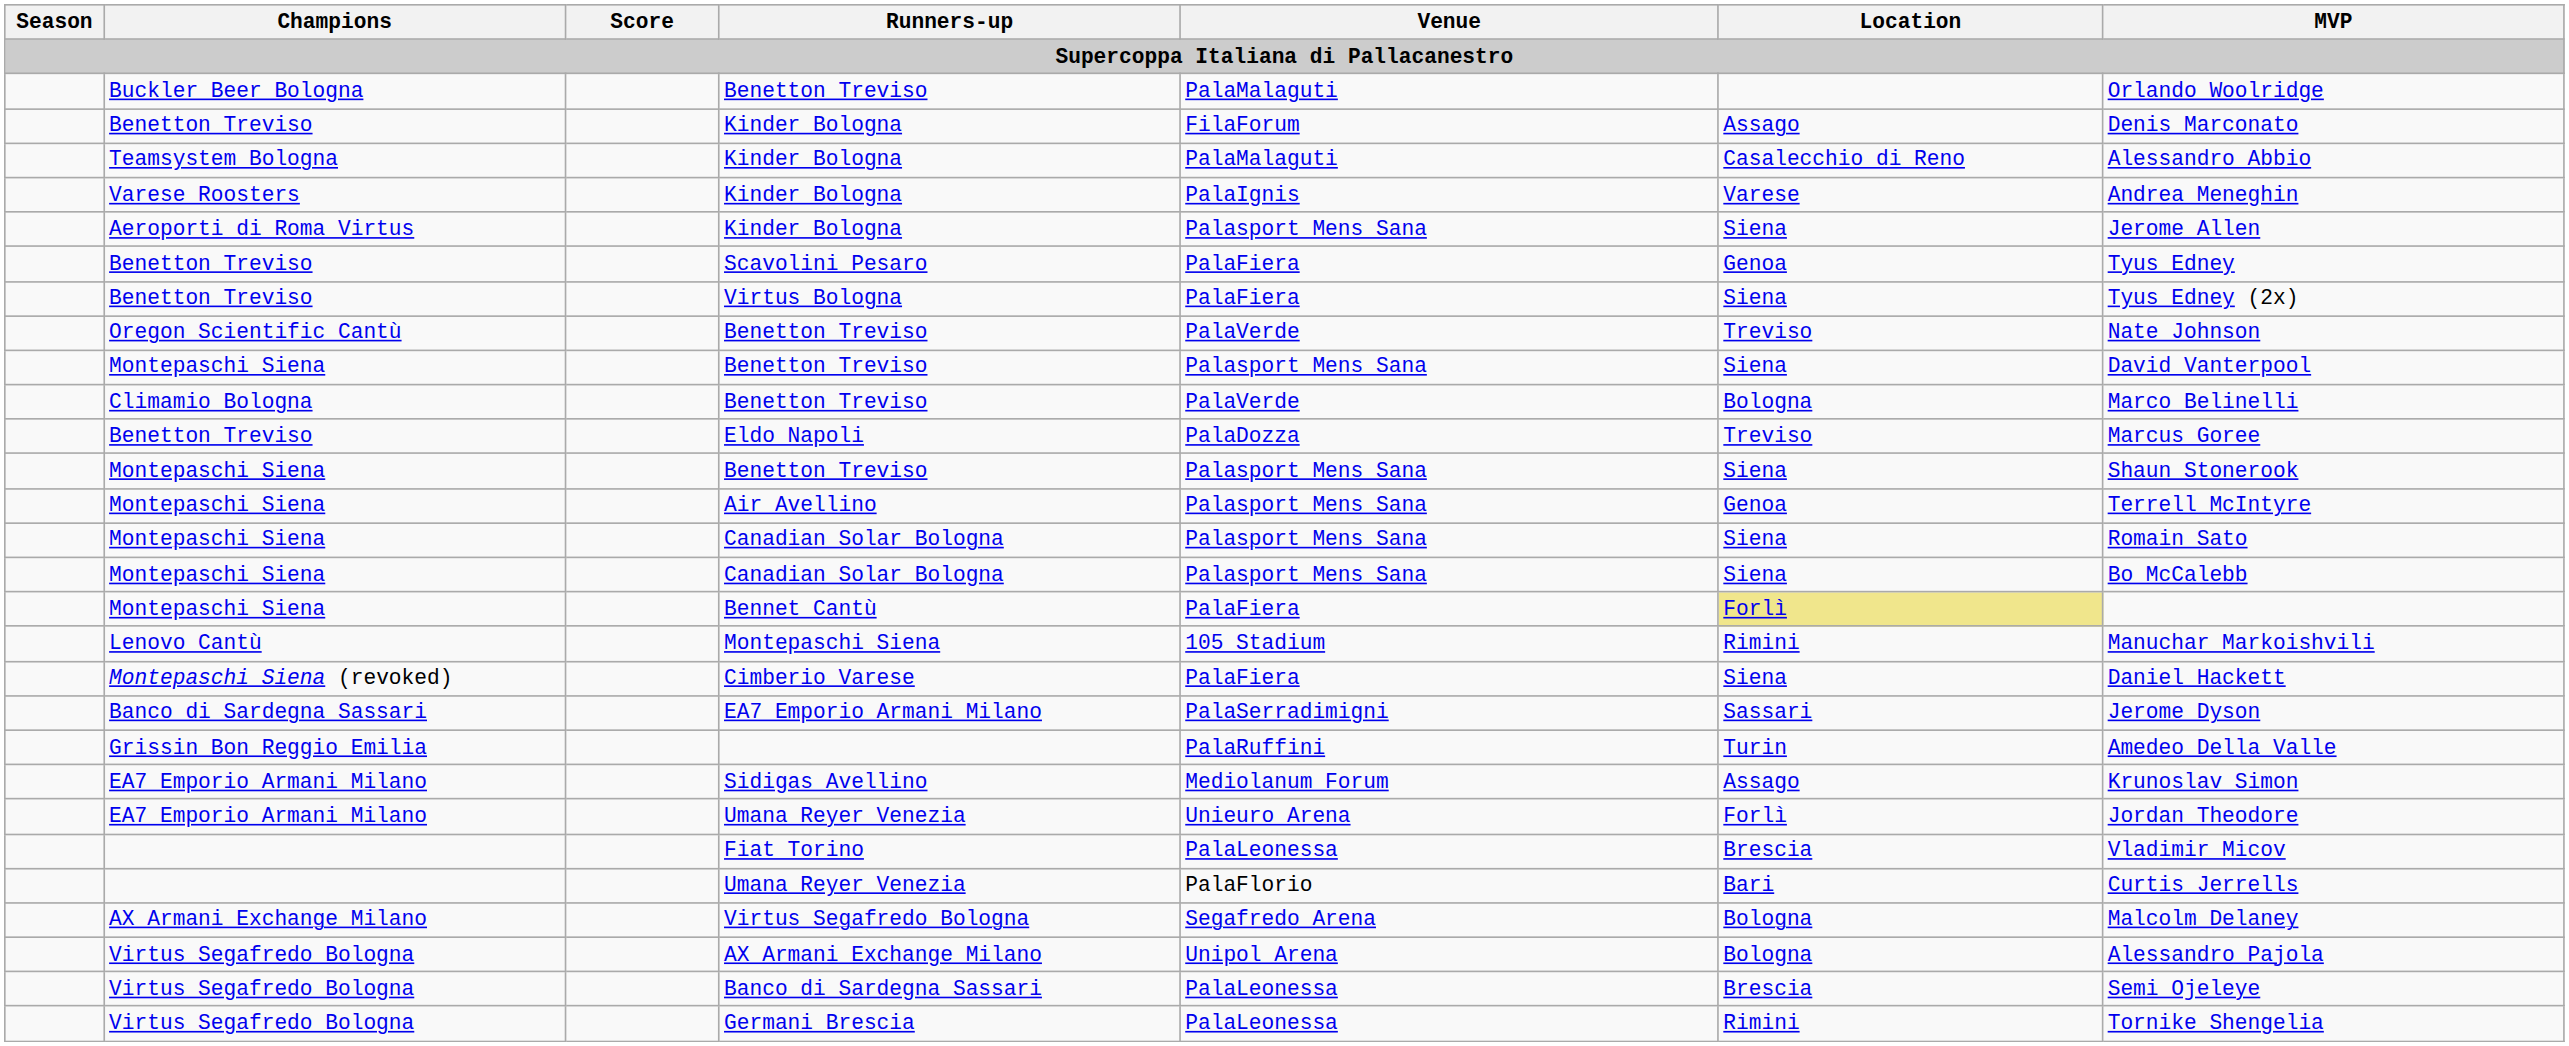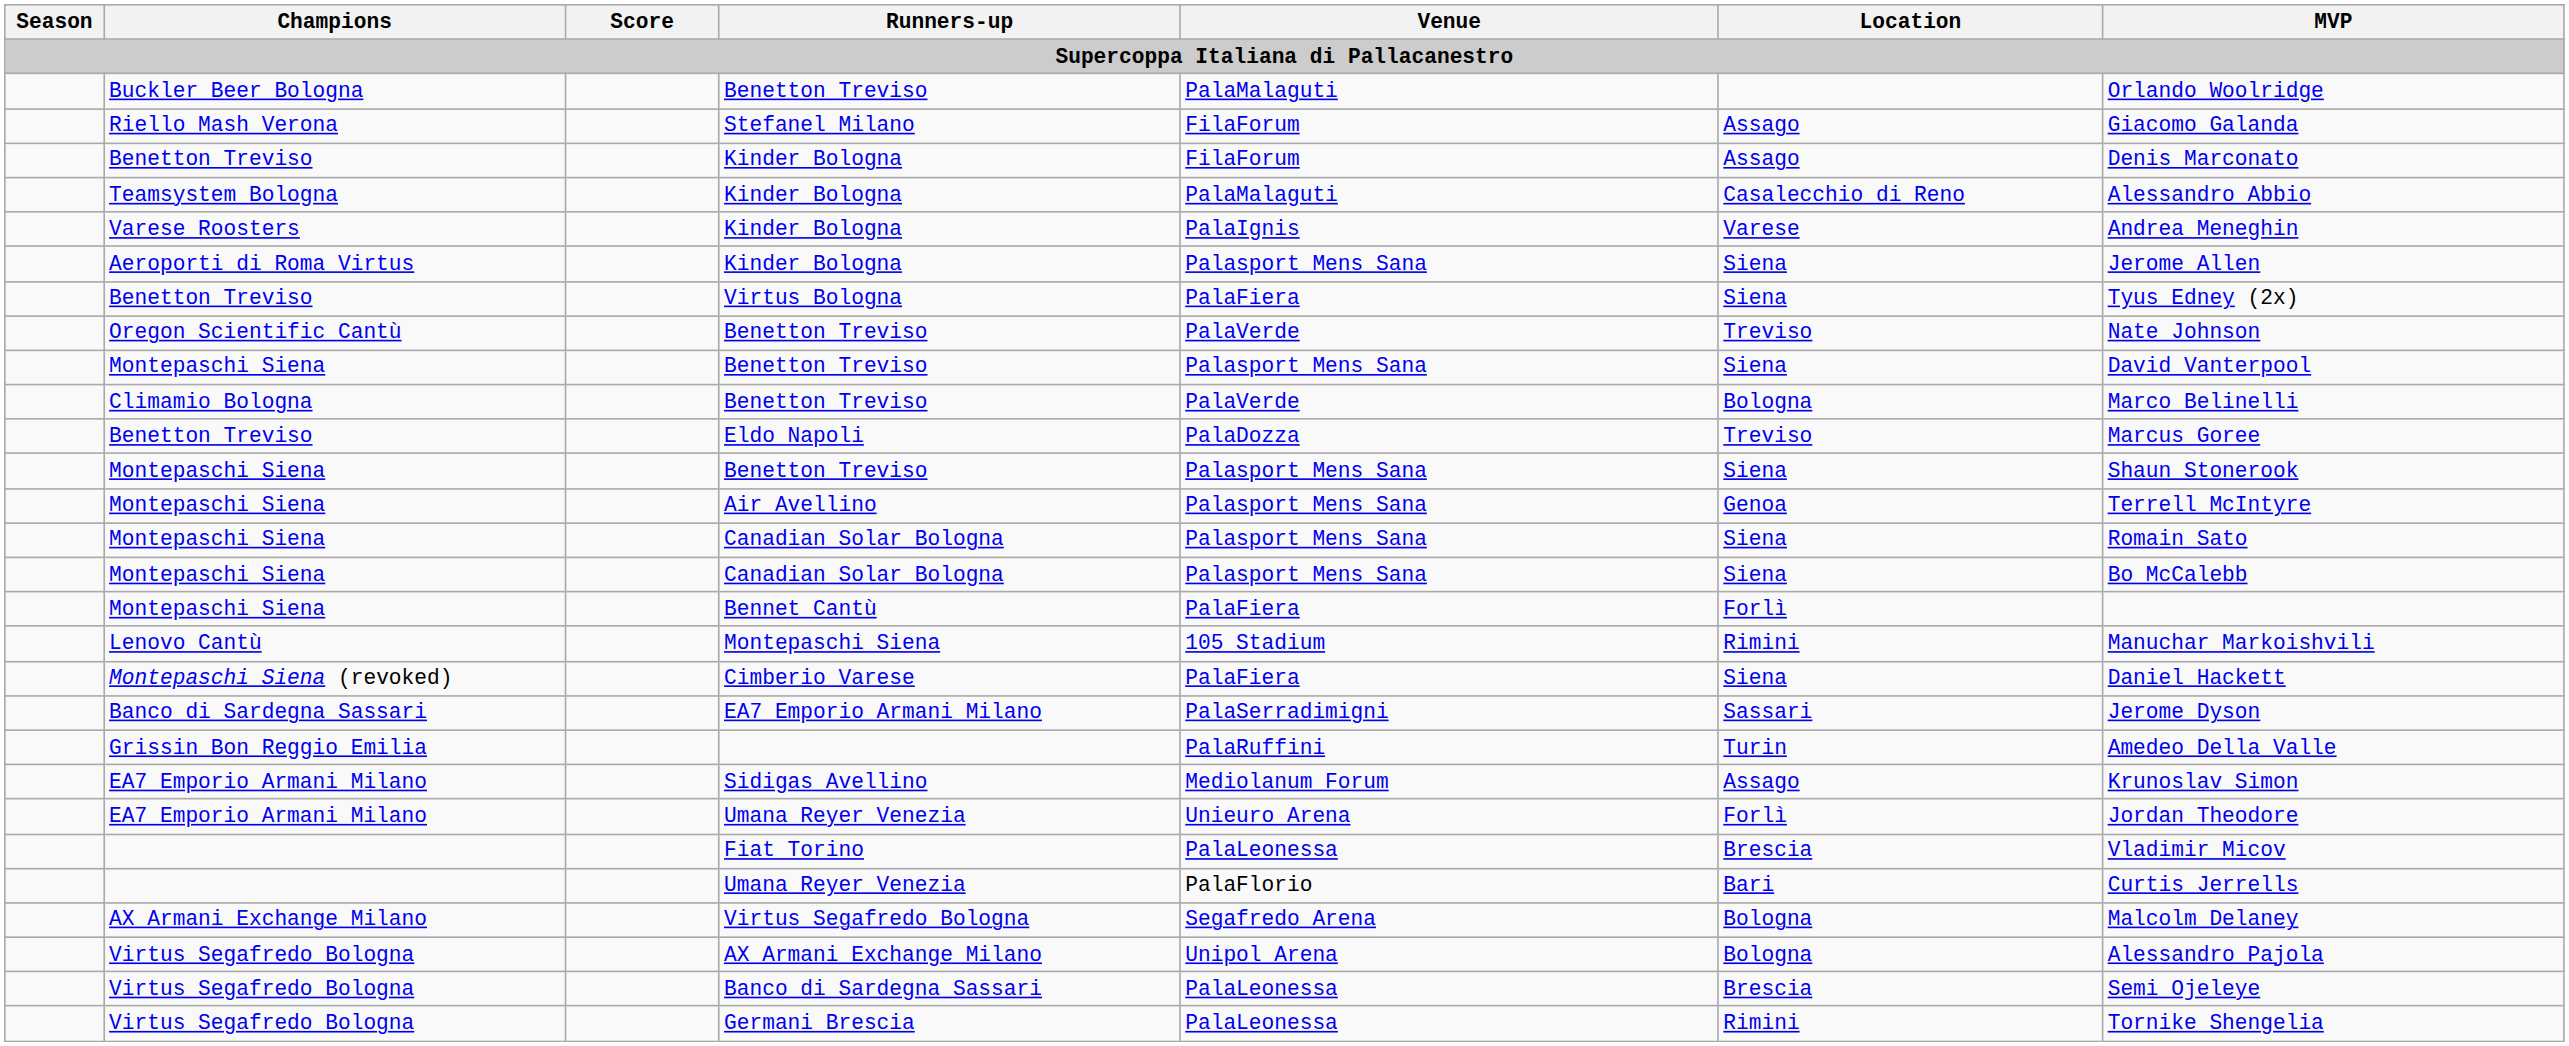+ row: (224, 126)
- row: (211, 264)
(1755, 609) khaki background -> (1755, 609) no background
